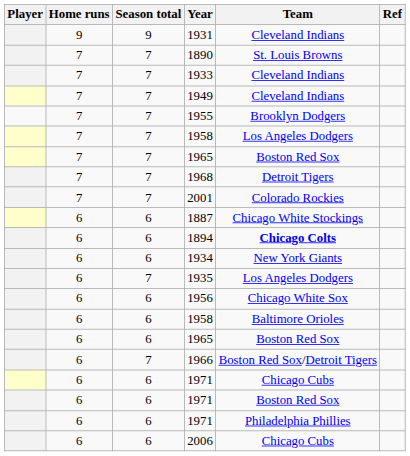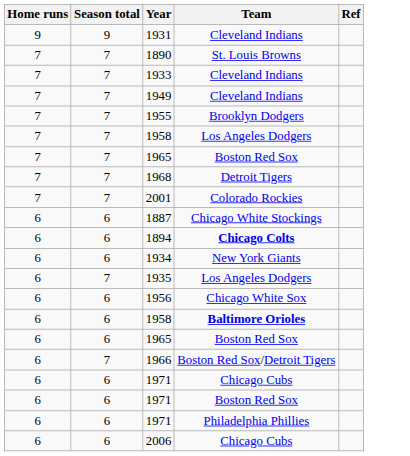- column: (25, 14)
(298, 319) normal -> (256, 319) bold
